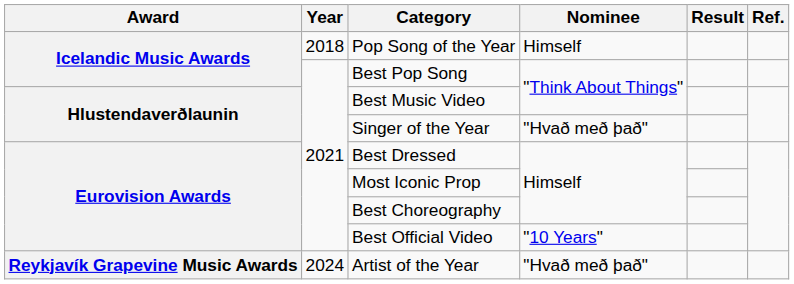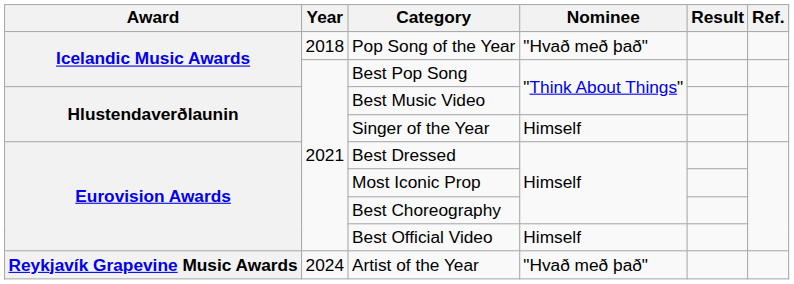(552, 45) Himself -> (586, 45) "Hvað með það"
(586, 127) "Hvað með það" -> (552, 127) Himself
(563, 237) "10 Years" -> (552, 237) Himself
